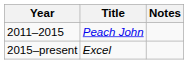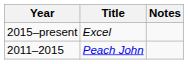rows swapped: (35, 31) <-> (42, 50)
